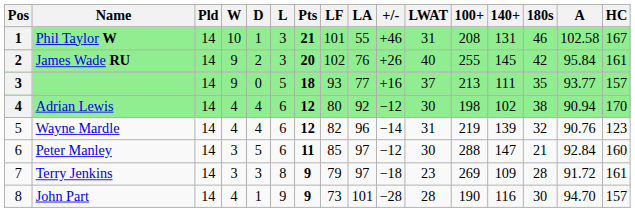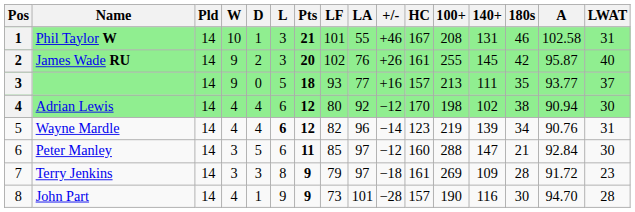columns swapped: (428, 15) <-> (617, 15)
(580, 60) 95.84 -> (562, 60) 95.87
(283, 128) normal -> (283, 128) bold
(540, 128) 32 -> (522, 128) 34
